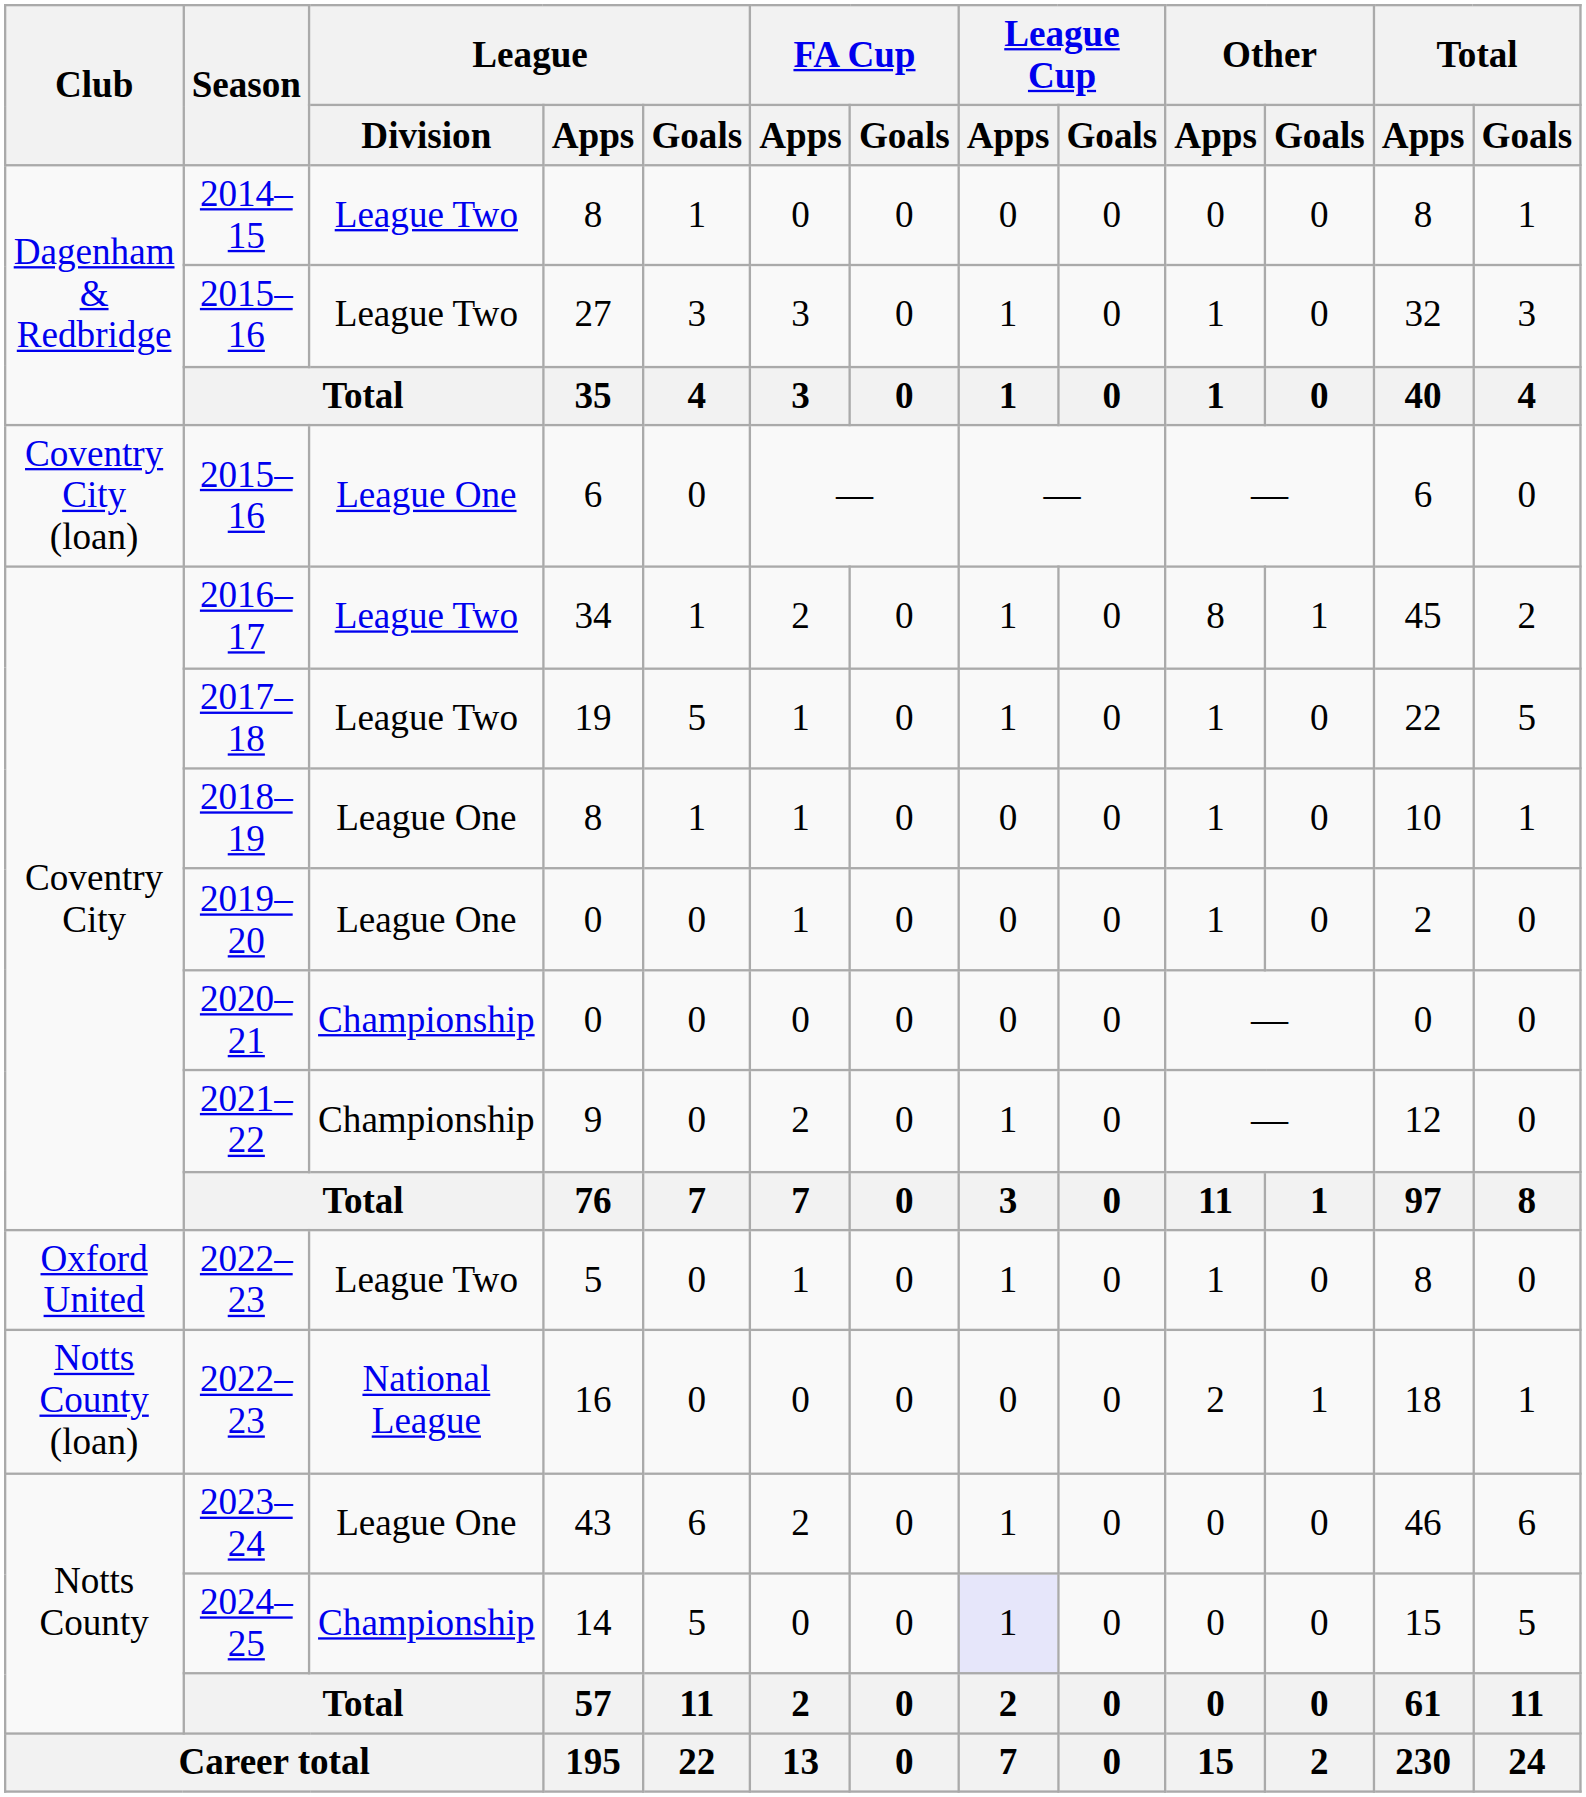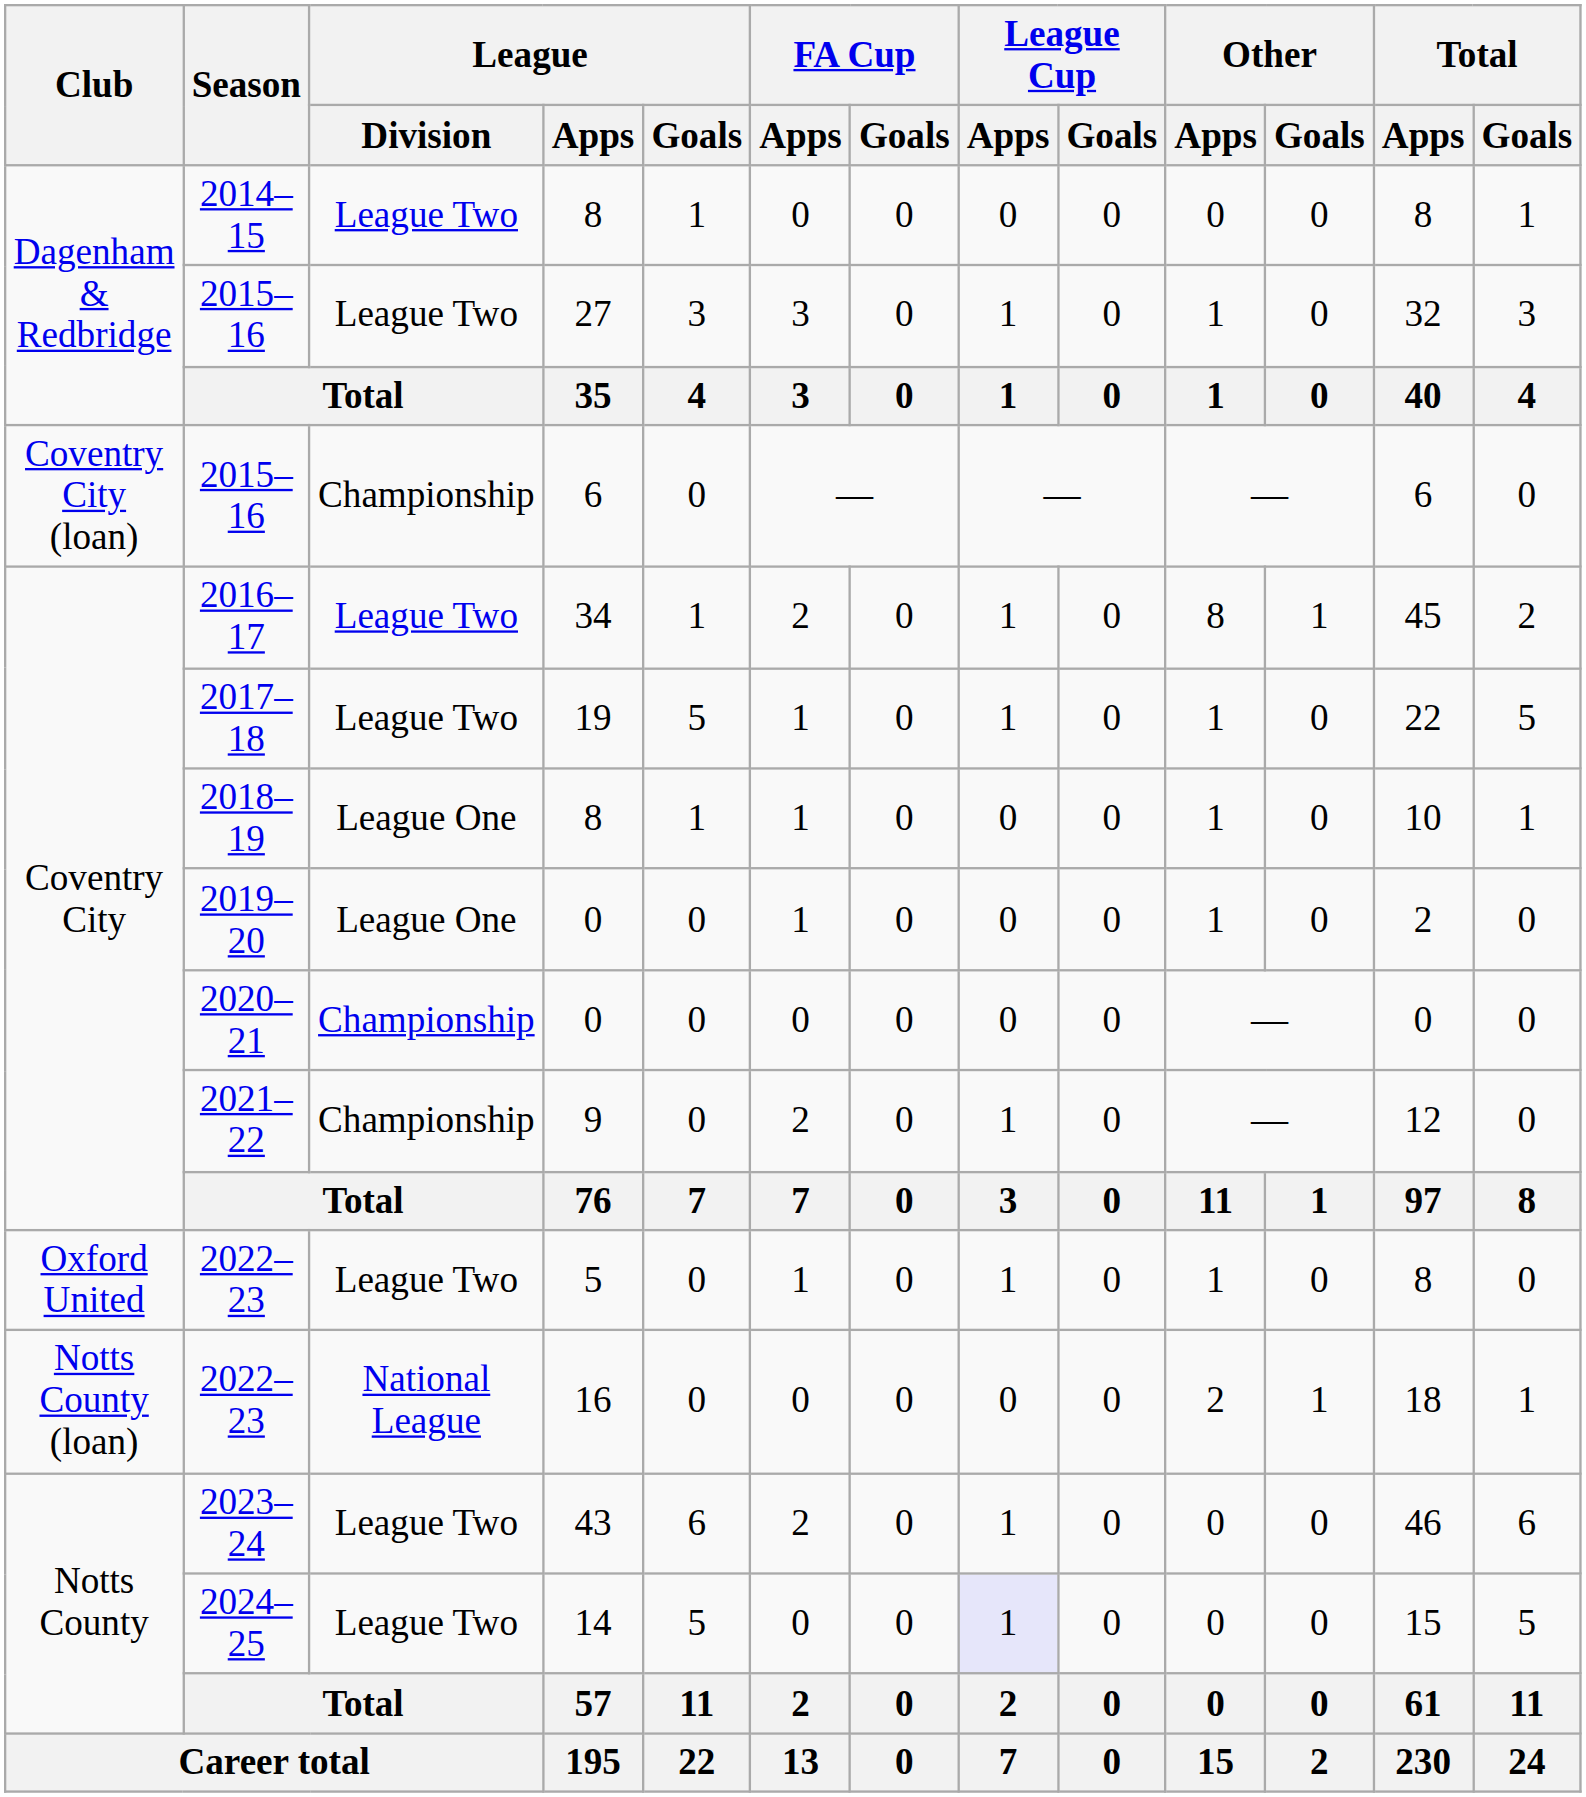(426, 495) League One -> (426, 495) Championship
(426, 1522) League One -> (426, 1522) League Two
(426, 1623) Championship -> (426, 1623) League Two
